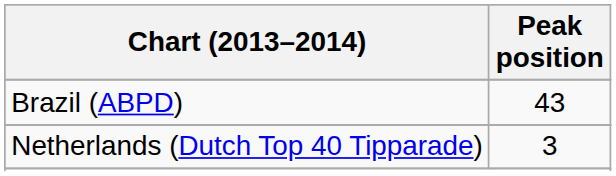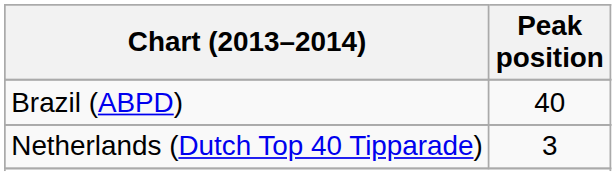(550, 102) 43 -> (550, 102) 40
